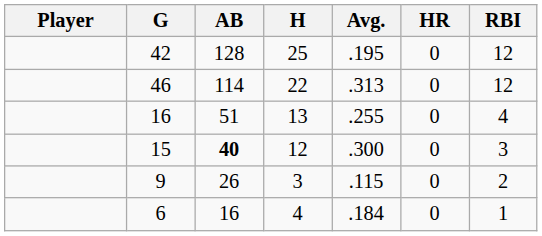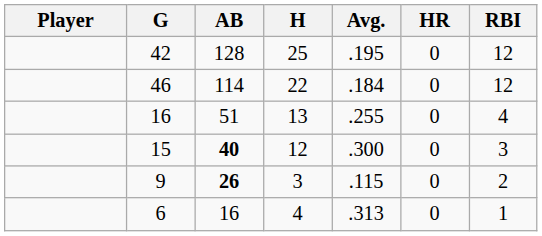(366, 85) .313 -> (366, 85) .184
(229, 181) normal -> (229, 181) bold
(366, 213) .184 -> (366, 213) .313
